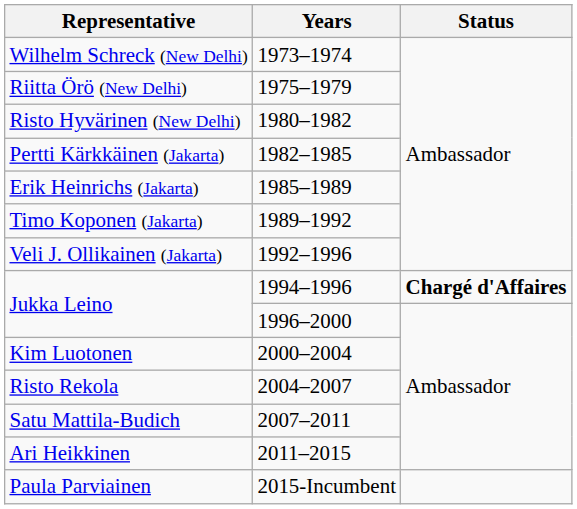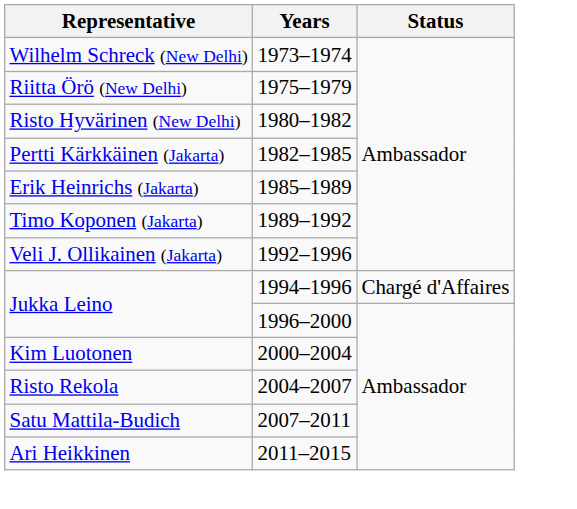(486, 287) bold -> (435, 287) normal
- row: (80, 486)
